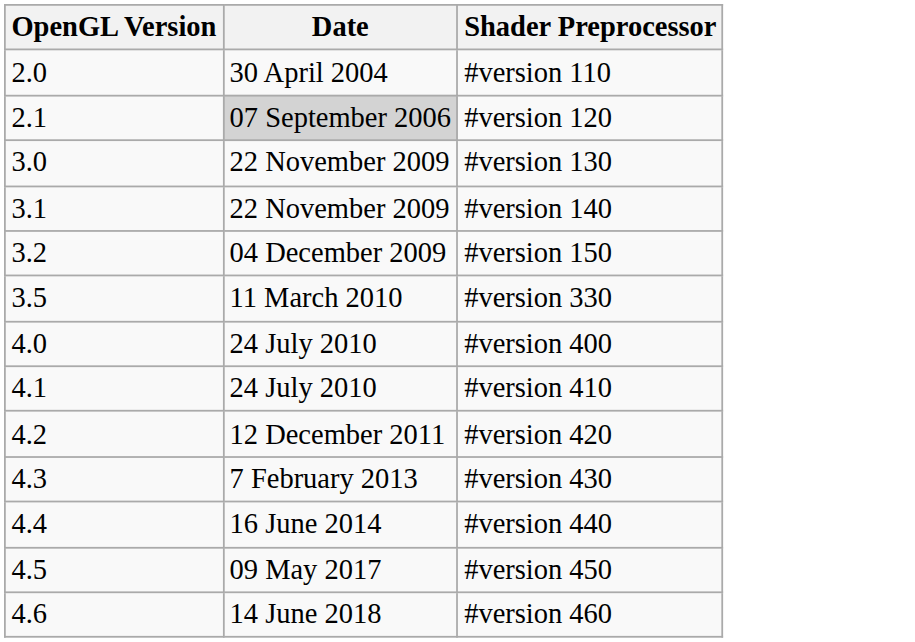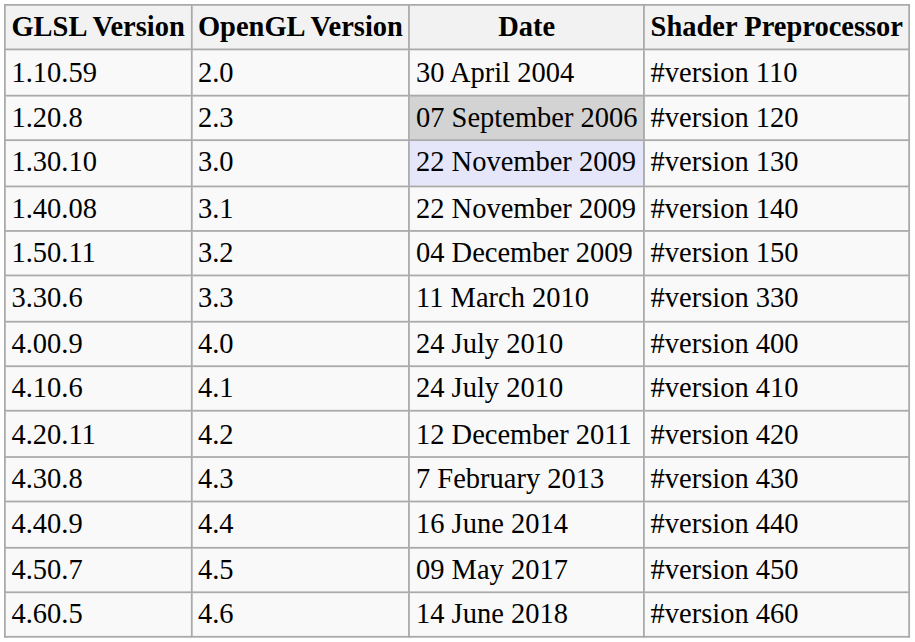+ column: (98, 27)
(29, 117) 2.1 -> (216, 117) 2.3
(340, 162) no background -> (526, 162) lavender background
(29, 298) 3.5 -> (216, 298) 3.3
